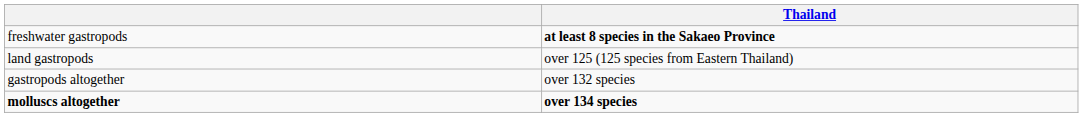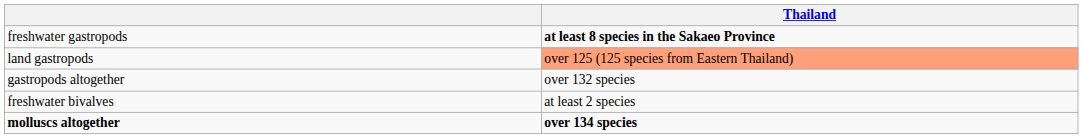(669, 58) no background -> (669, 58) lightsalmon background
+ row: (61, 101)
